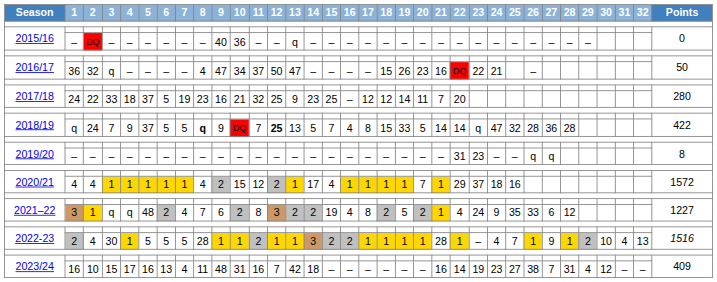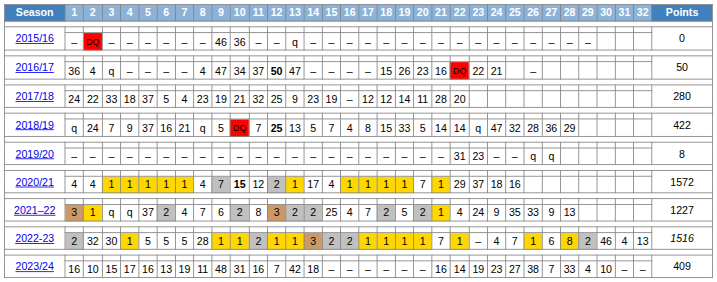(221, 41) 40 -> (221, 41) 46
(93, 70) 32 -> (93, 70) 4
(277, 70) normal -> (277, 70) bold
(185, 99) 19 -> (185, 99) 4
(221, 99) 16 -> (221, 99) 19
(331, 99) 25 -> (331, 99) 19
(441, 99) 7 -> (441, 99) 28
(166, 128) 5 -> (166, 128) 16
(185, 128) 5 -> (185, 128) 21
(203, 128) bold -> (203, 128) normal
(221, 128) 9 -> (221, 128) 5
(570, 128) 28 -> (570, 128) 29
(221, 185) 2 -> (221, 185) 7
(240, 185) normal -> (240, 185) bold
(148, 213) 48 -> (148, 213) 37
(331, 213) 19 -> (331, 213) 25
(368, 213) 8 -> (368, 213) 7
(551, 213) 6 -> (551, 213) 9
(570, 213) 12 -> (570, 213) 13
(93, 241) 4 -> (93, 241) 32
(441, 241) 28 -> (441, 241) 7
(551, 241) 9 -> (551, 241) 6
(570, 241) 1 -> (570, 241) 8
(606, 241) 10 -> (606, 241) 46
(185, 269) 4 -> (185, 269) 19
(570, 269) 31 -> (570, 269) 33
(606, 269) 12 -> (606, 269) 10
